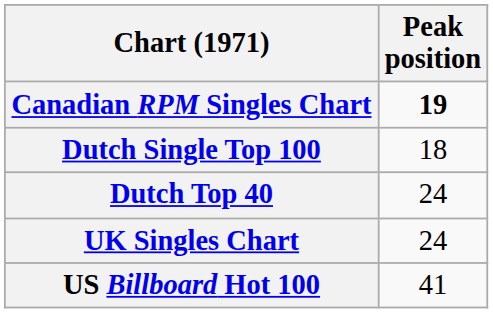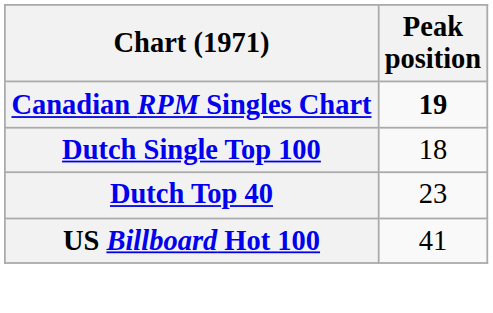(433, 194) 24 -> (433, 194) 23
- row: (191, 239)
